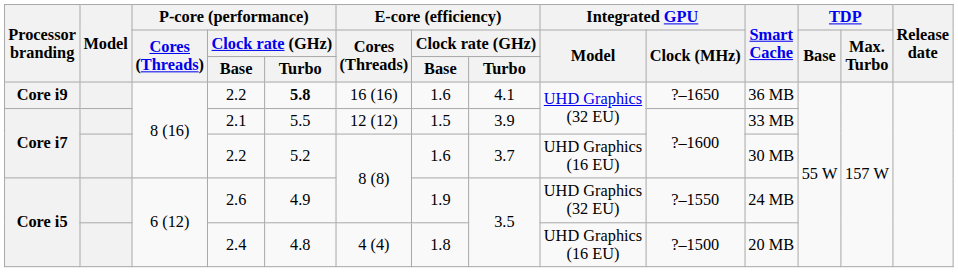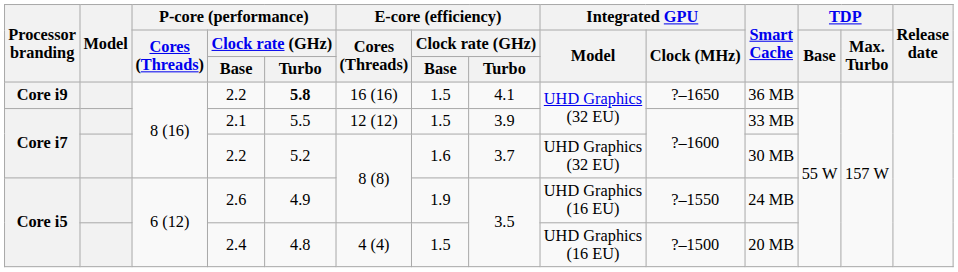(440, 95) 1.6 -> (440, 95) 1.5
(593, 156) UHD Graphics (16 EU) -> (593, 156) UHD Graphics (32 EU)
(593, 200) UHD Graphics (32 EU) -> (593, 200) UHD Graphics (16 EU)
(440, 244) 1.8 -> (440, 244) 1.5
